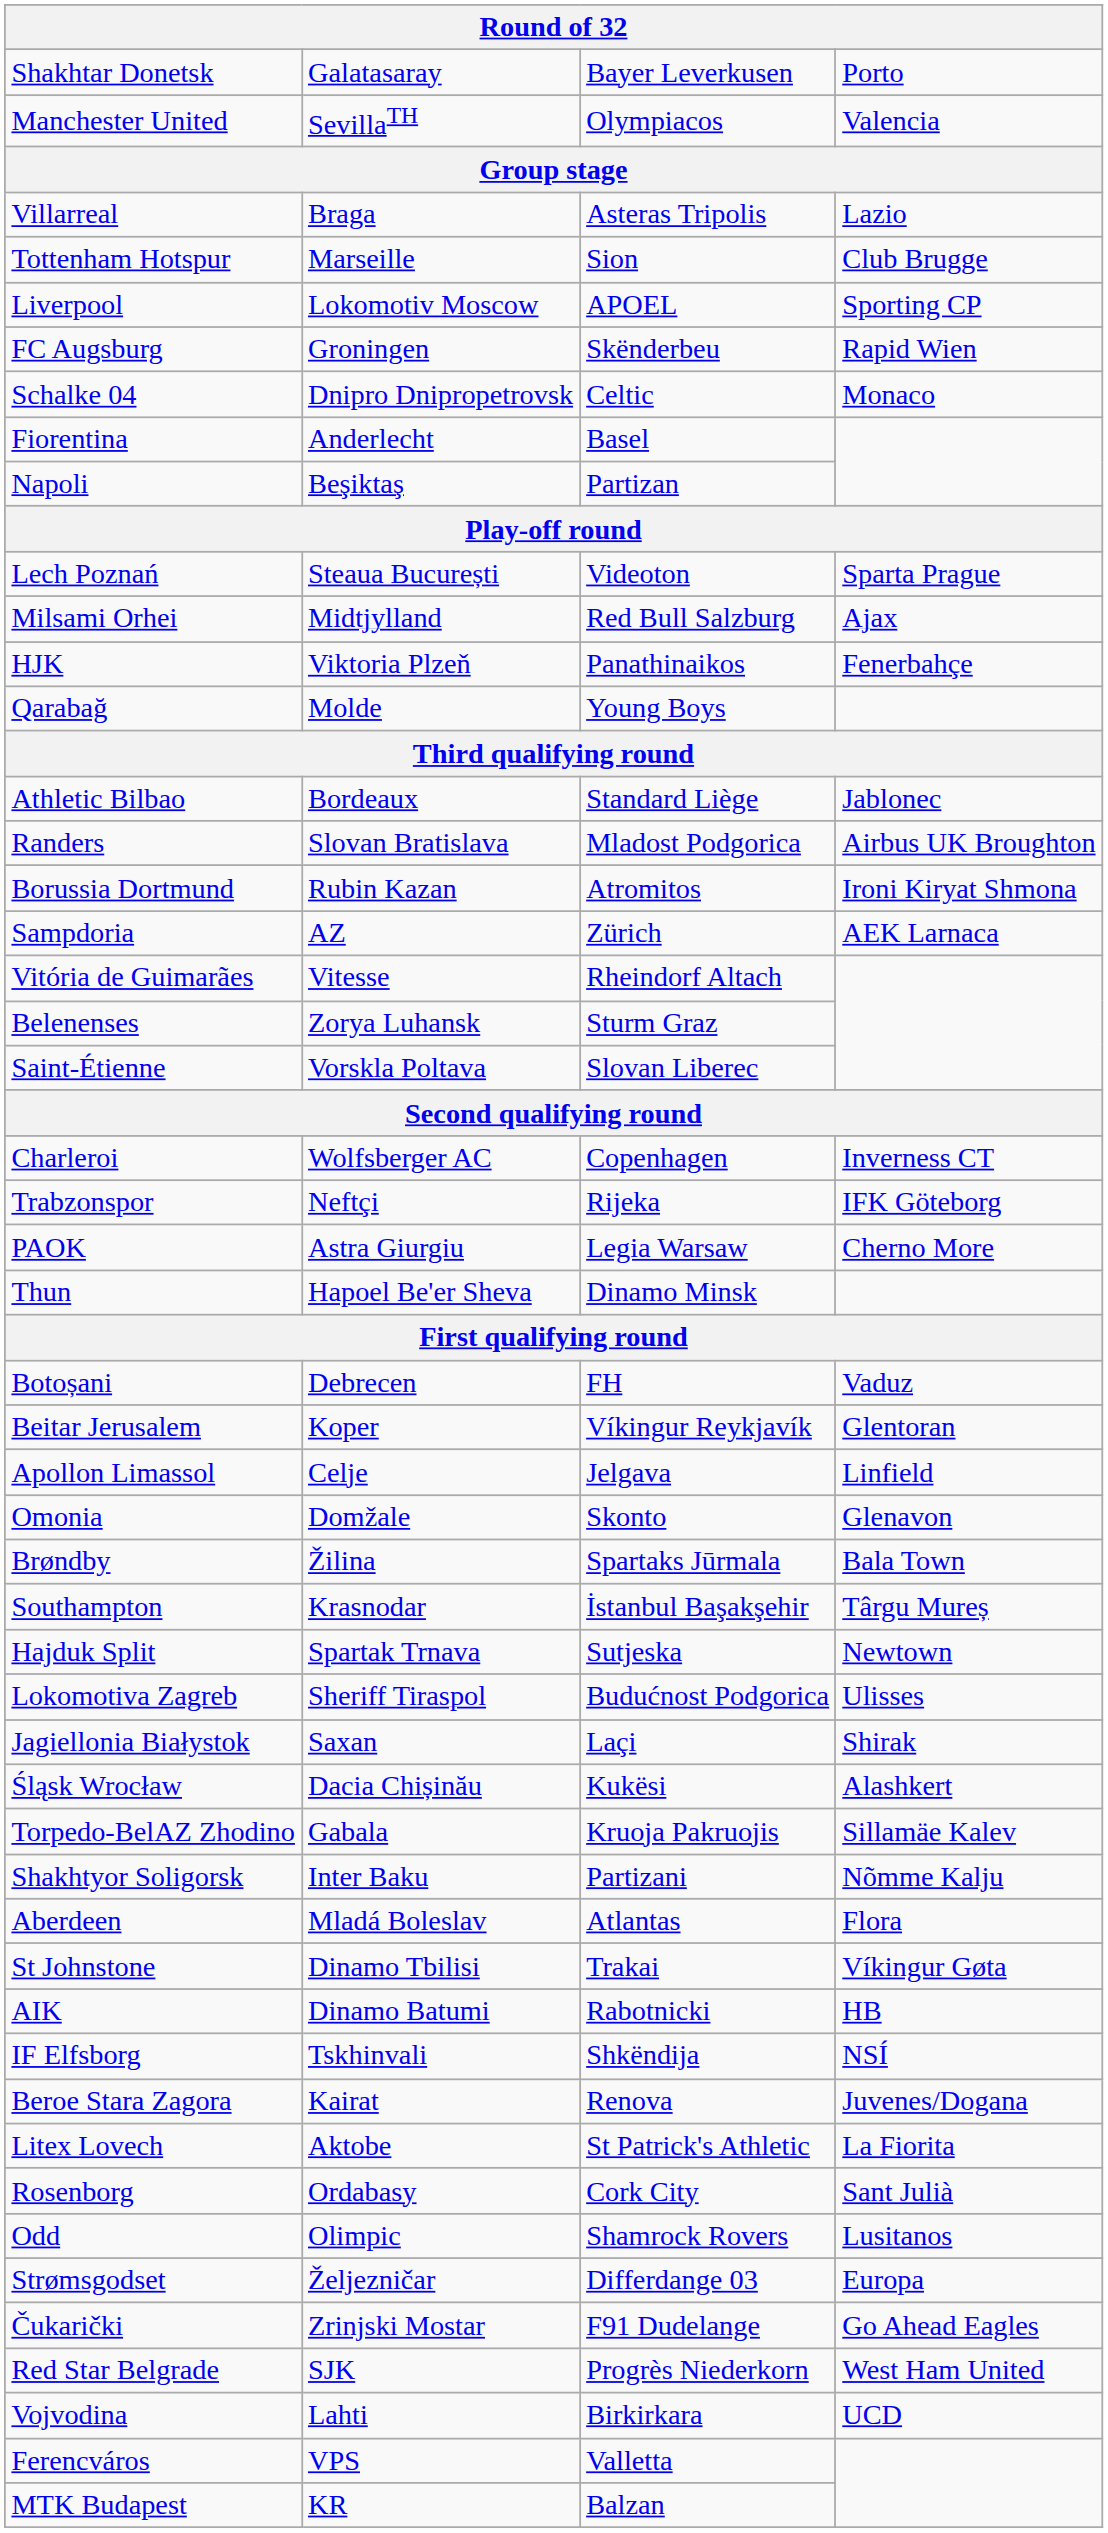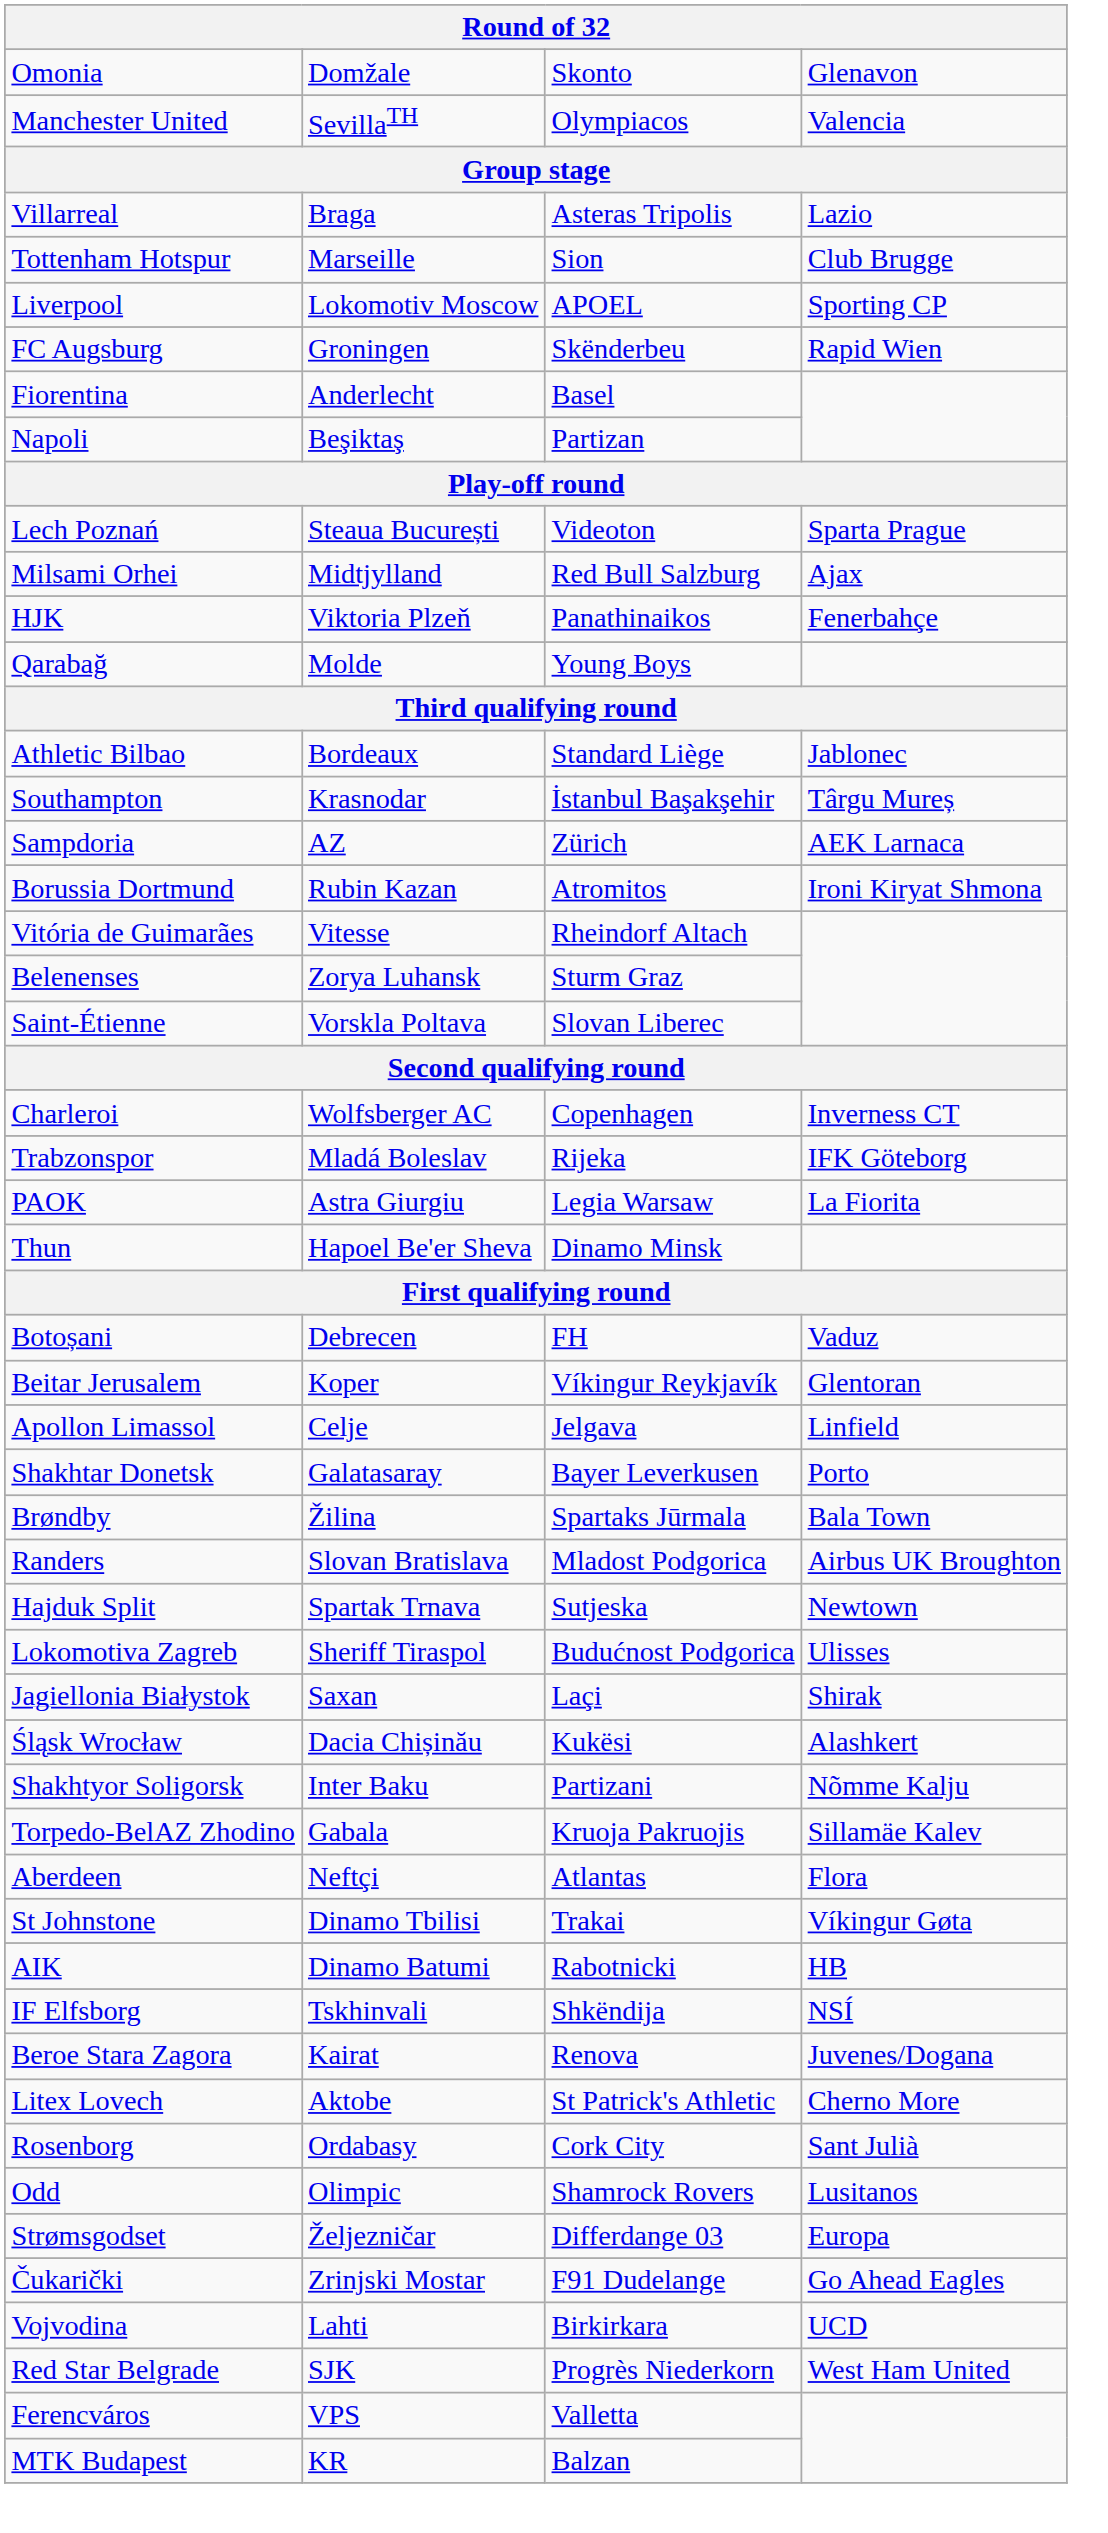rows swapped: (112, 71) <-> (57, 1516)
- row: (74, 393)
rows swapped: (87, 1606) <-> (58, 843)
rows swapped: (123, 887) <-> (73, 932)
(343, 1202) Neftçi -> (397, 1157) Mladá Boleslav
(918, 1247) Cherno More -> (864, 1202) La Fiorita
rows swapped: (127, 1876) <-> (153, 1831)
(397, 1920) Mladá Boleslav -> (343, 1876) Neftçi
(898, 2145) La Fiorita -> (884, 2100) Cherno More
rows swapped: (115, 2370) <-> (69, 2415)
